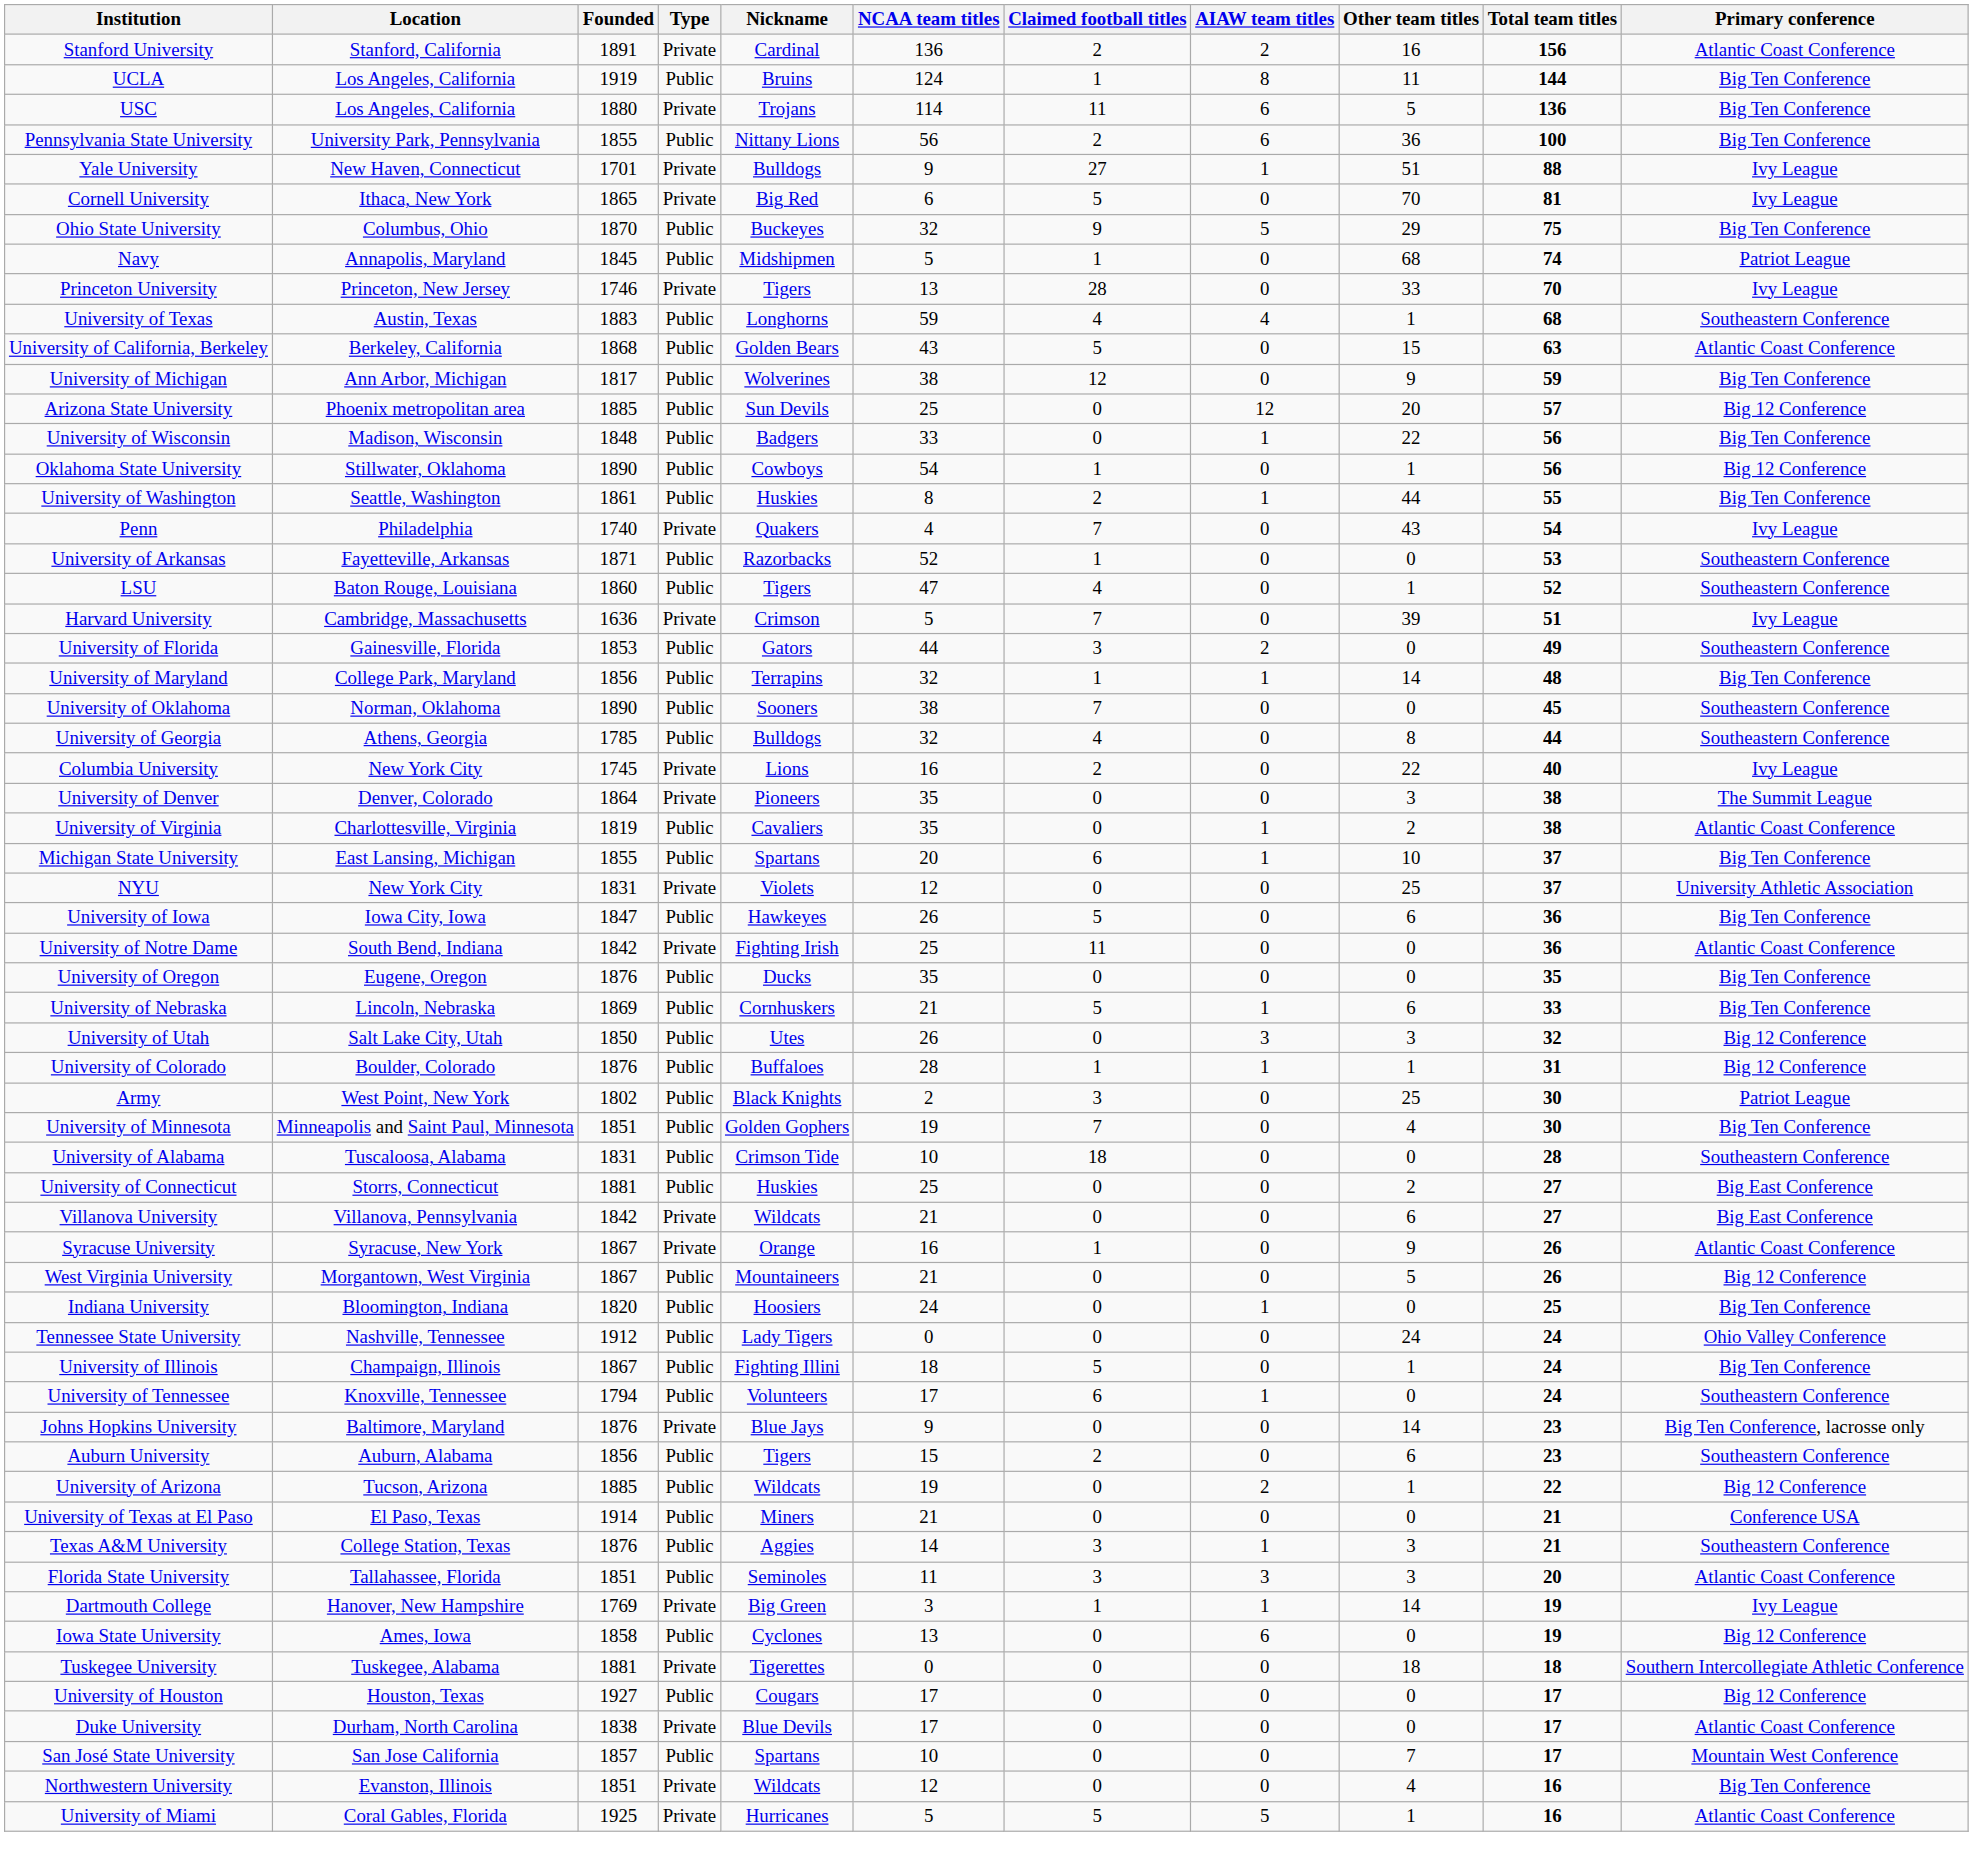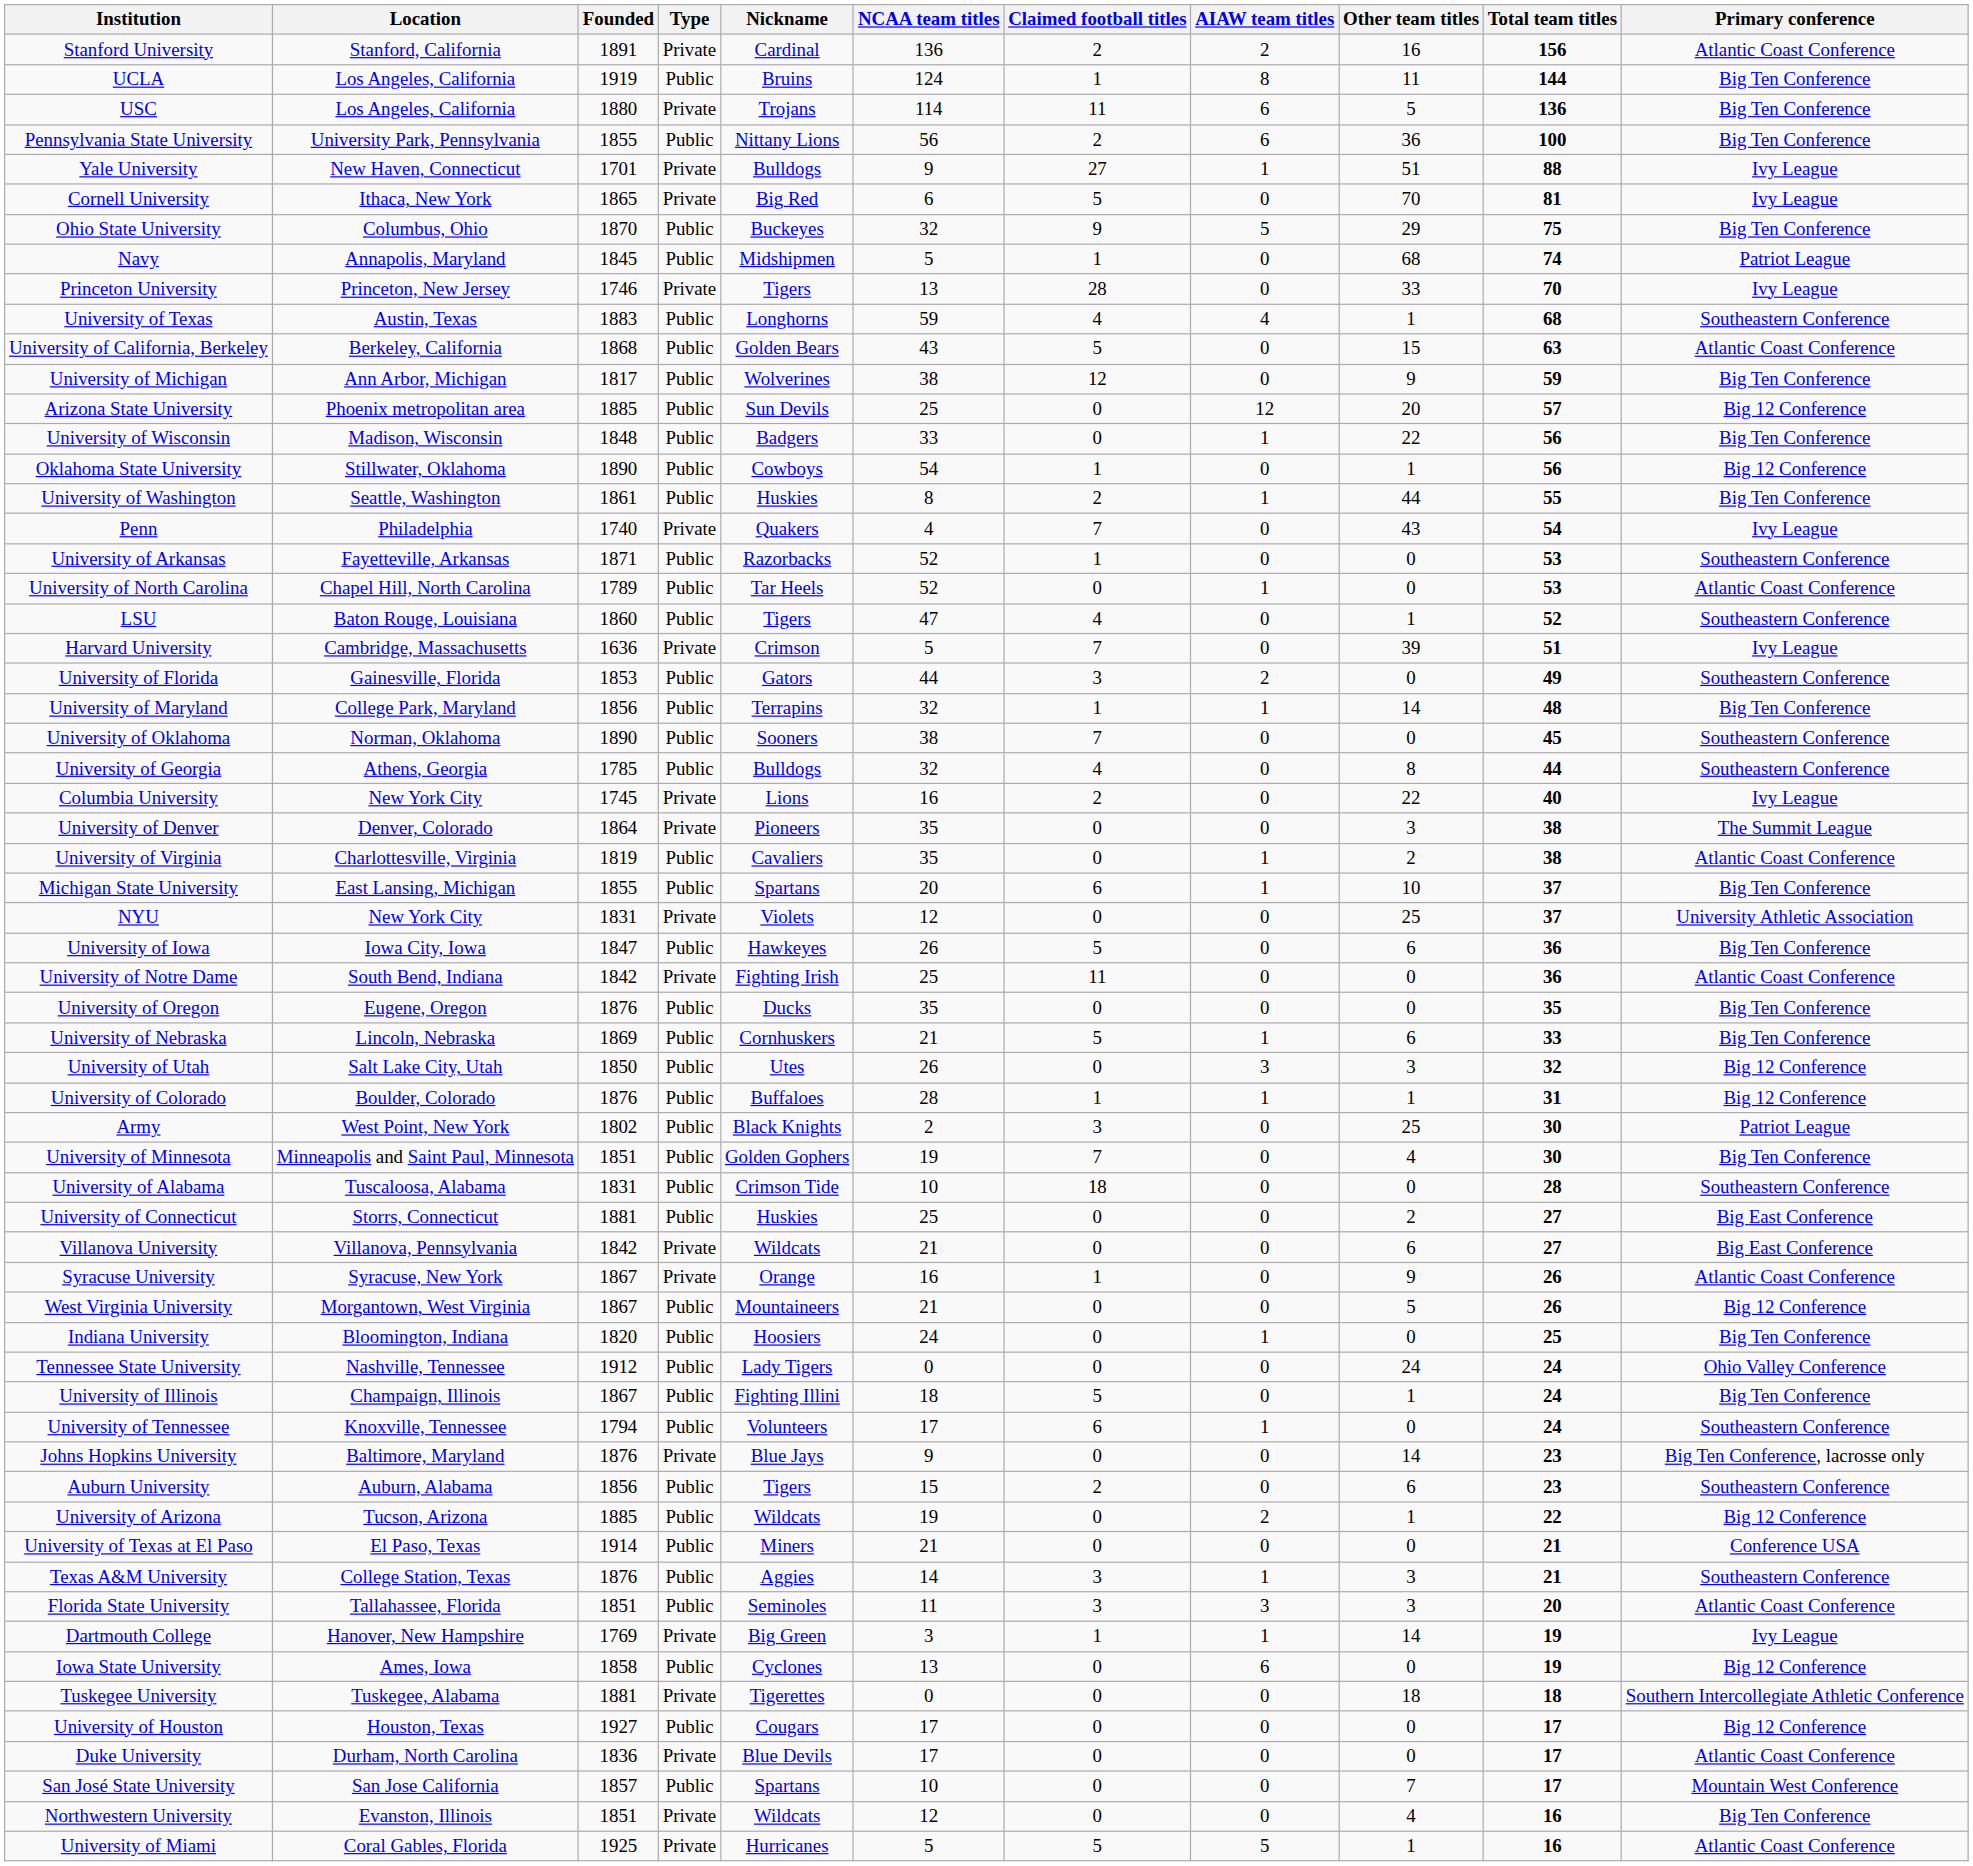+ row: (138, 588)
(618, 1726) 1838 -> (618, 1756) 1836
